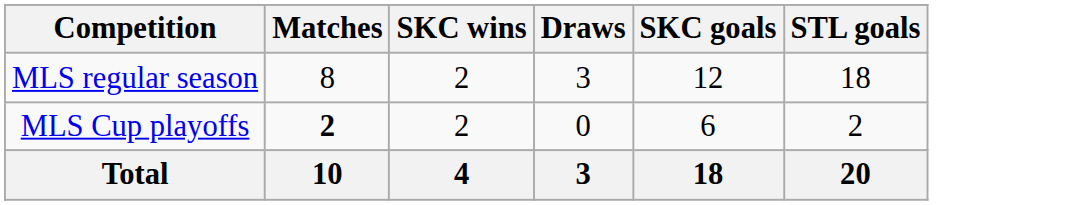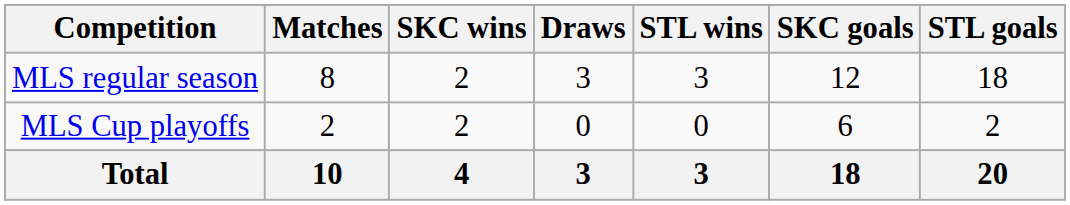+ column: (701, 28)
(327, 125) bold -> (327, 125) normal
